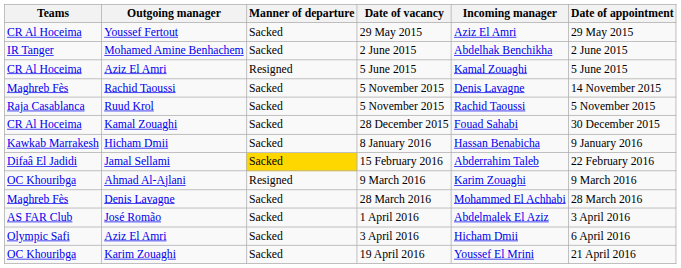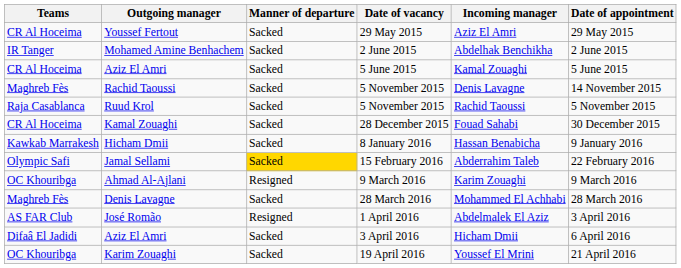(271, 69) Resigned -> (266, 69) Sacked
(42, 161) Difaâ El Jadidi -> (38, 161) Olympic Safi
(266, 217) Sacked -> (271, 217) Resigned
(38, 236) Olympic Safi -> (42, 236) Difaâ El Jadidi
